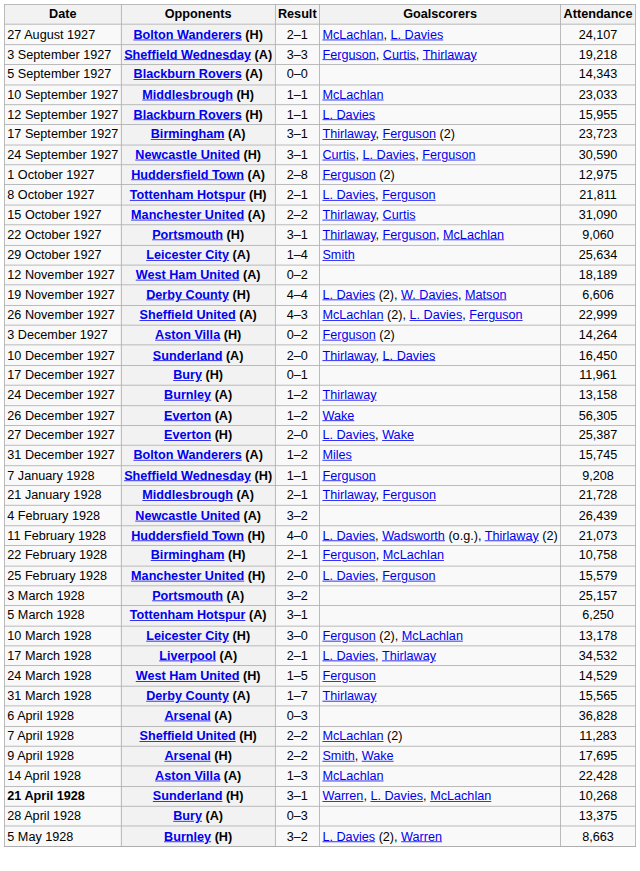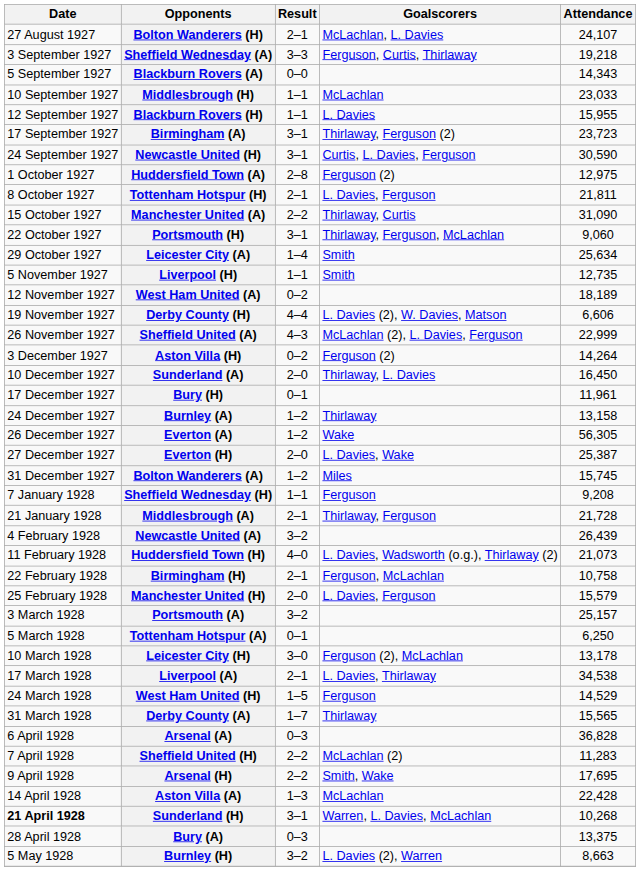+ row: (198, 275)
(297, 615) 3–1 -> (297, 635) 0–1
(598, 656) 34,532 -> (598, 676) 34,538
